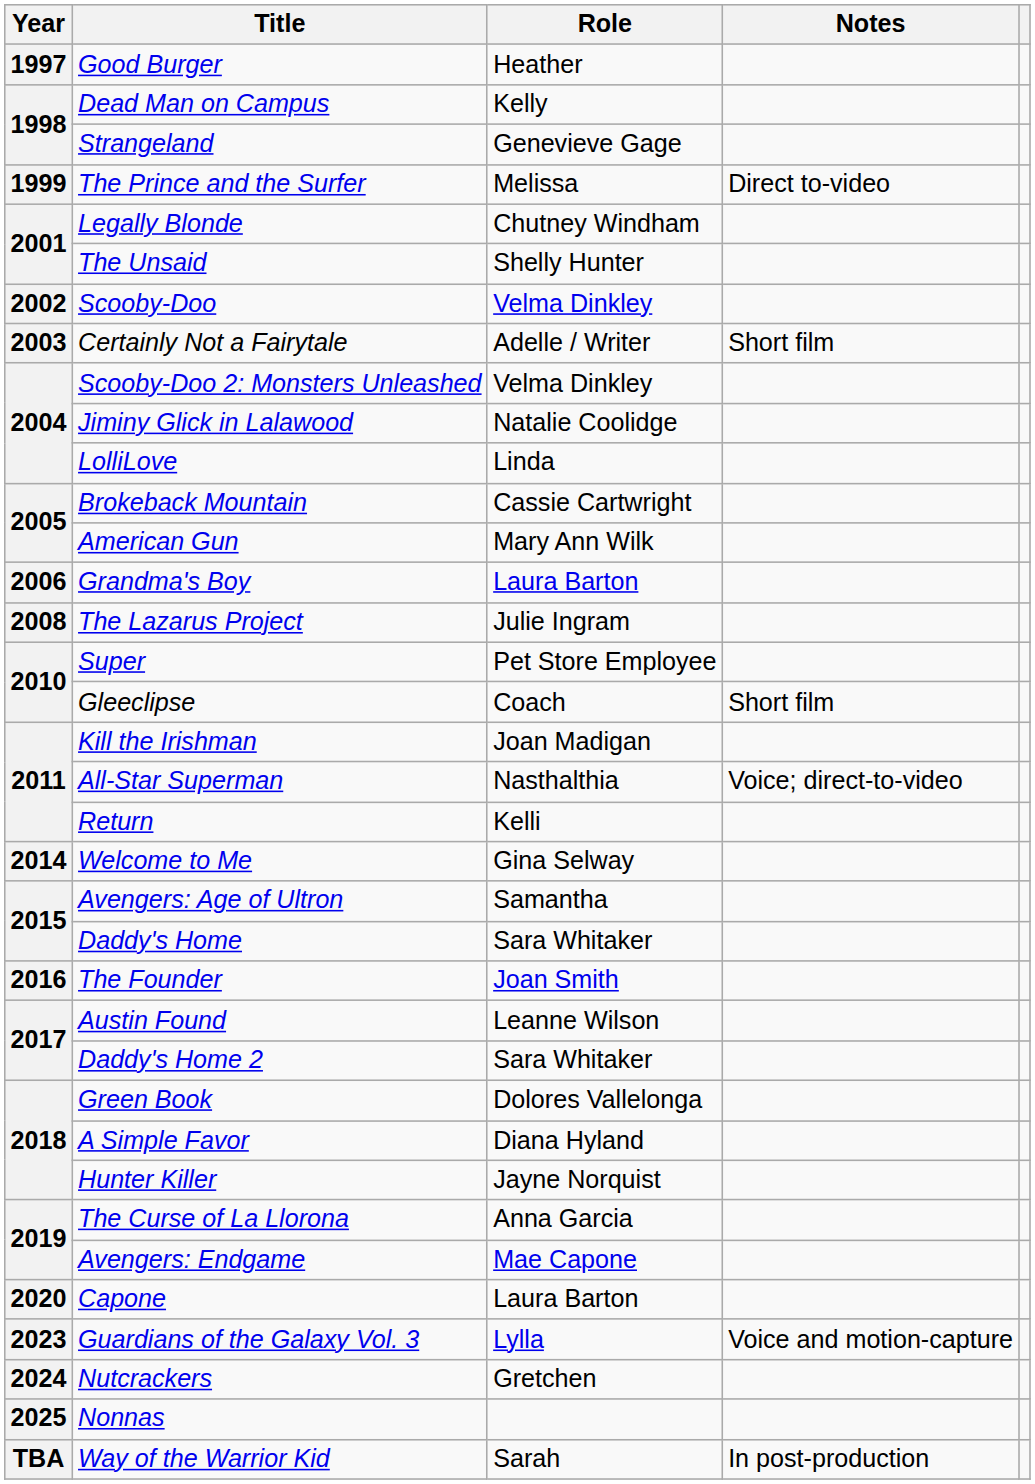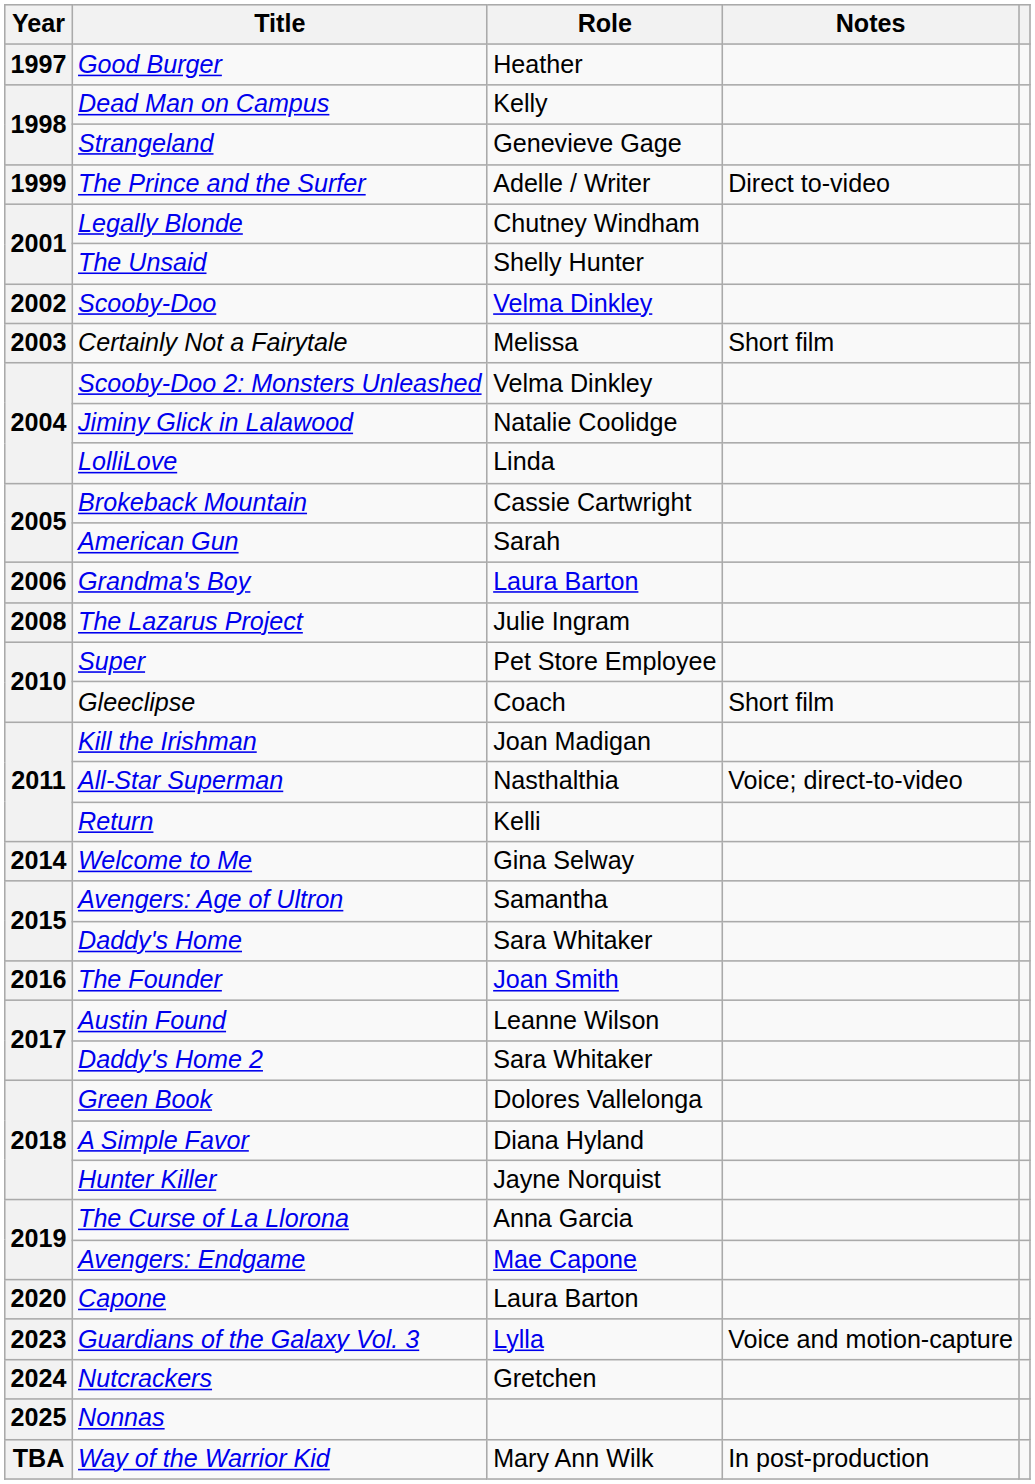(536, 183) Melissa -> (572, 183) Adelle / Writer
(572, 343) Adelle / Writer -> (536, 343) Melissa
(573, 542) Mary Ann Wilk -> (527, 542) Sarah
(527, 1458) Sarah -> (573, 1458) Mary Ann Wilk
